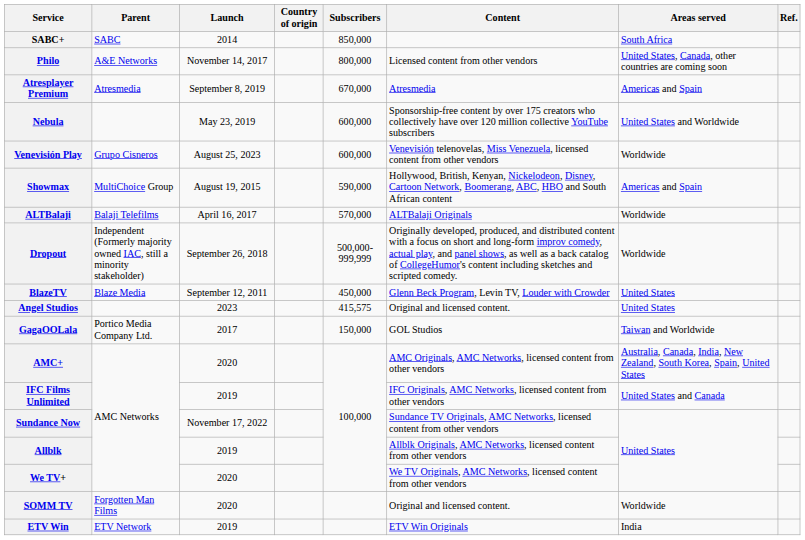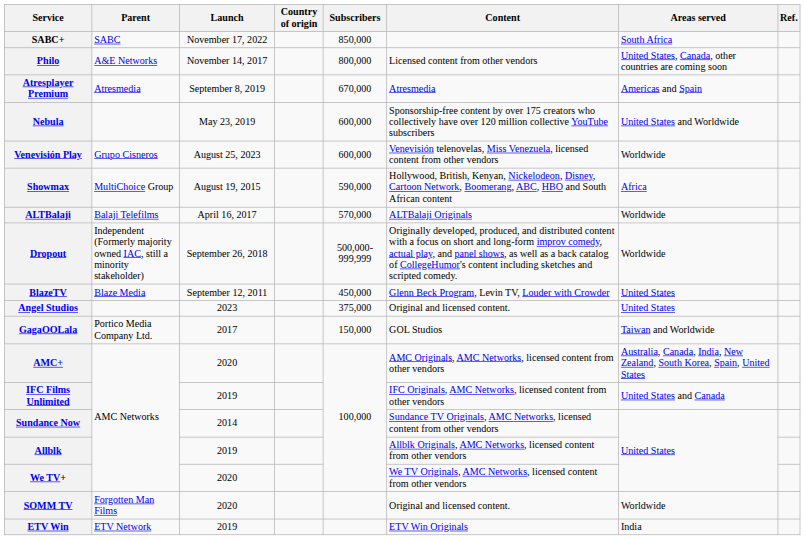(227, 39) 2014 -> (227, 39) November 17, 2022
(662, 187) Americas and Spain -> (634, 187) Africa
(355, 308) 415,575 -> (355, 308) 375,000
(227, 423) November 17, 2022 -> (227, 423) 2014
